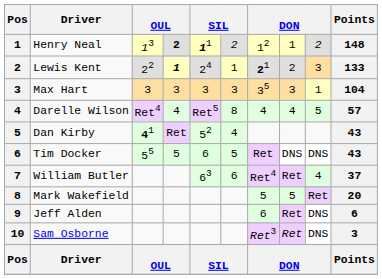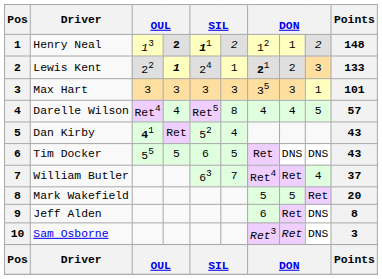(354, 89) 104 -> (354, 89) 101
(234, 176) 6 -> (234, 176) 7
(354, 214) 6 -> (354, 214) 8
